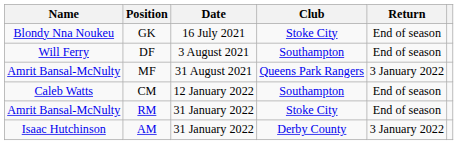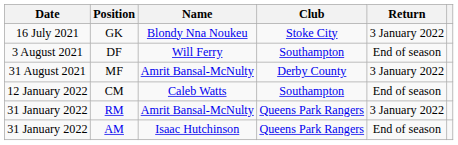columns swapped: (214, 14) <-> (64, 14)
(407, 33) End of season -> (407, 33) 3 January 2022
(312, 71) Queens Park Rangers -> (312, 71) Derby County
(312, 110) Stoke City -> (312, 110) Queens Park Rangers
(407, 110) End of season -> (407, 110) 3 January 2022
(312, 129) Derby County -> (312, 129) Queens Park Rangers
(407, 129) 3 January 2022 -> (407, 129) End of season
